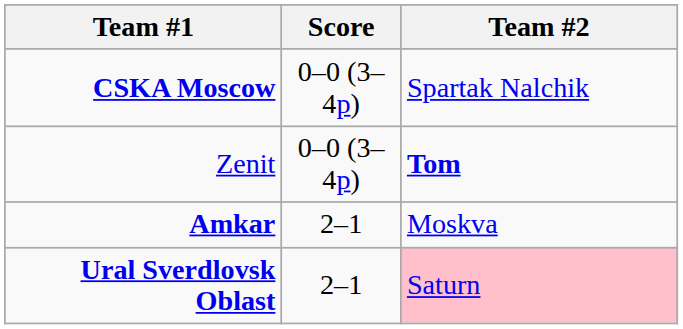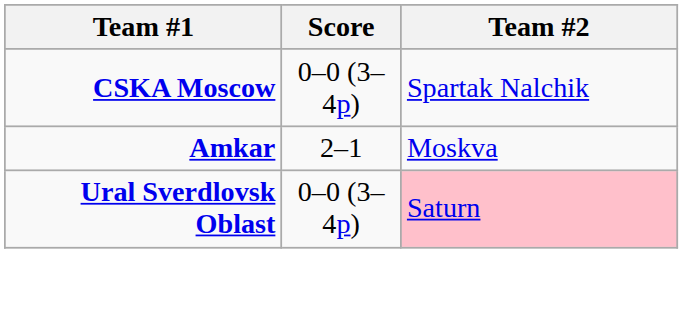- row: (246, 163)
(341, 284) 2–1 -> (341, 208) 0–0 (3–4p)
